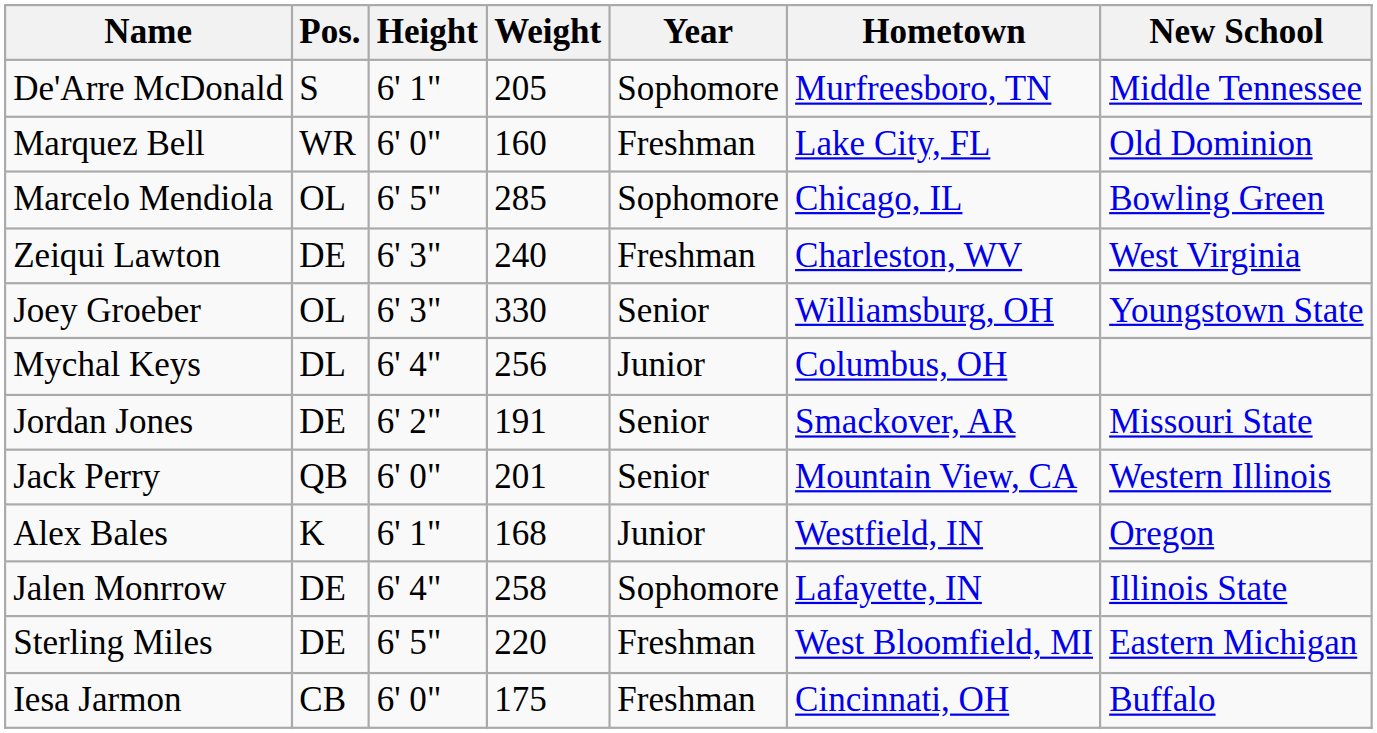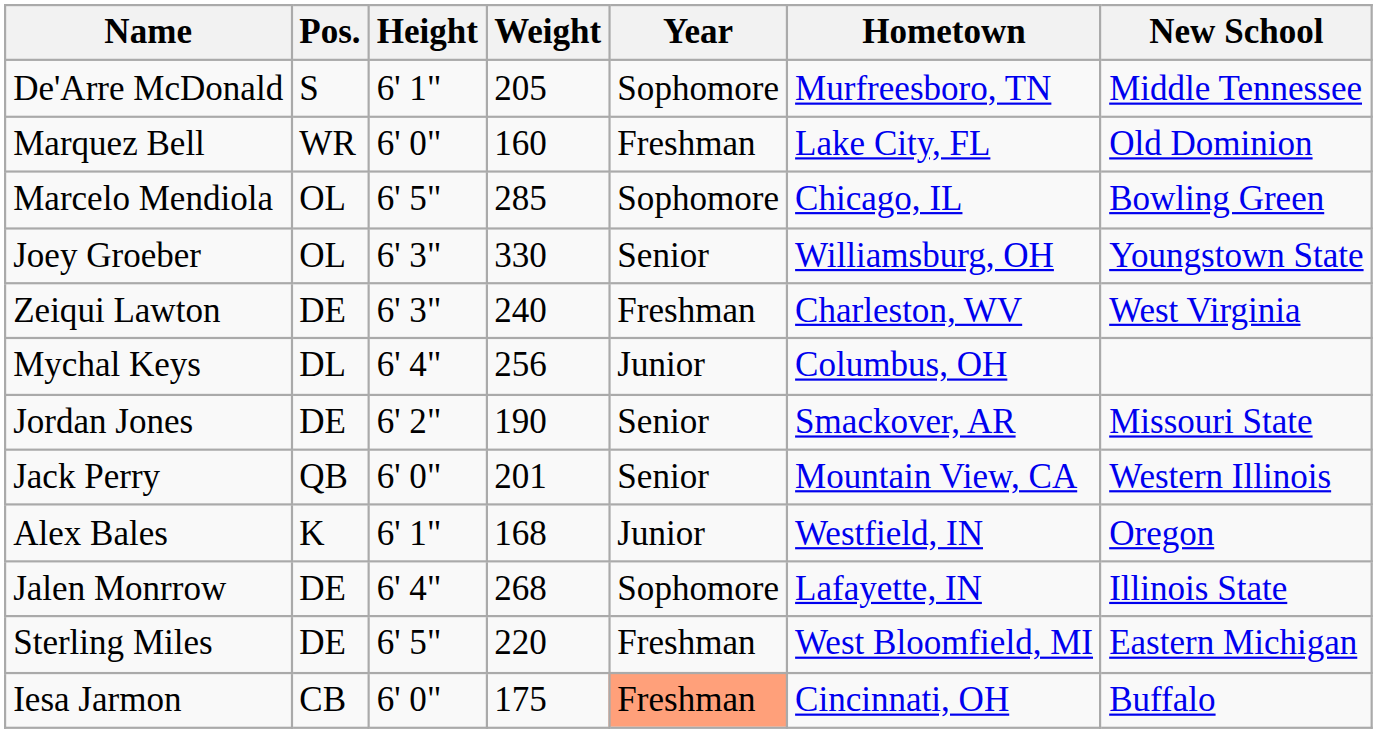rows swapped: (117, 254) <-> (107, 310)
(520, 421) 191 -> (520, 421) 190
(520, 587) 258 -> (520, 587) 268
(686, 699) no background -> (686, 699) lightsalmon background
